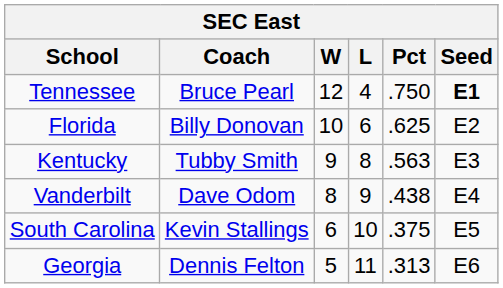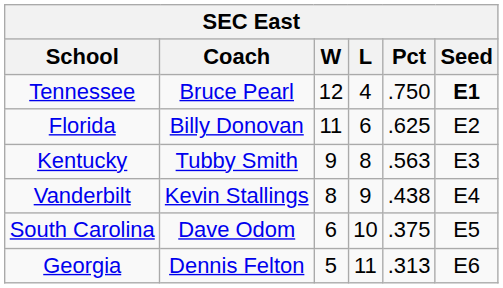(331, 126) 10 -> (331, 126) 11
(237, 195) Dave Odom -> (237, 195) Kevin Stallings
(237, 230) Kevin Stallings -> (237, 230) Dave Odom
